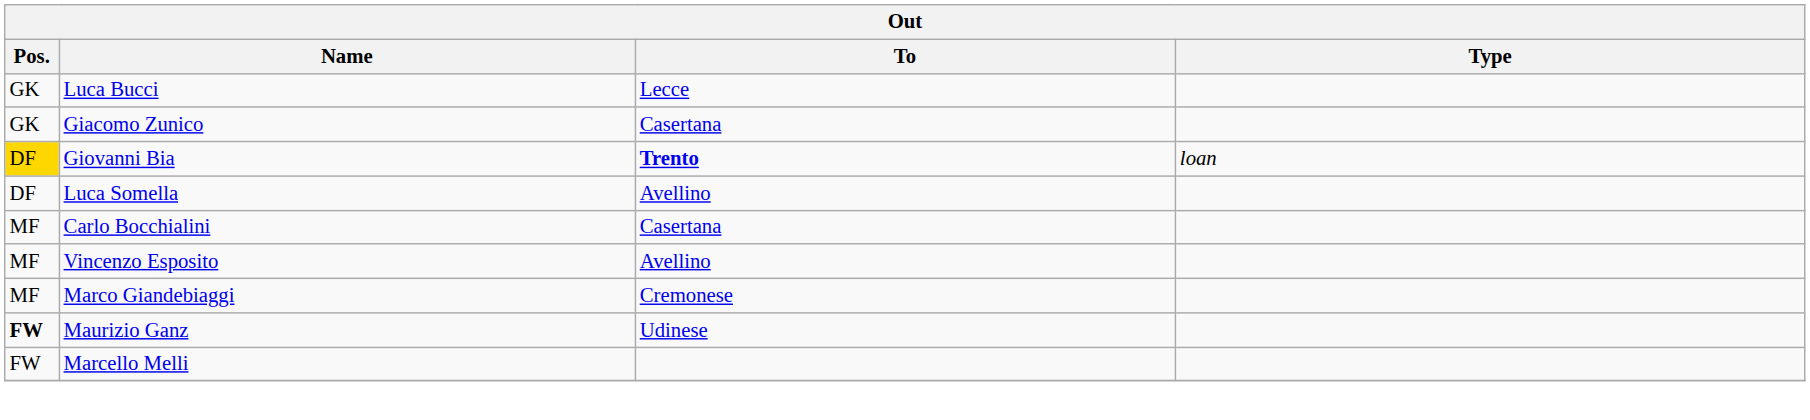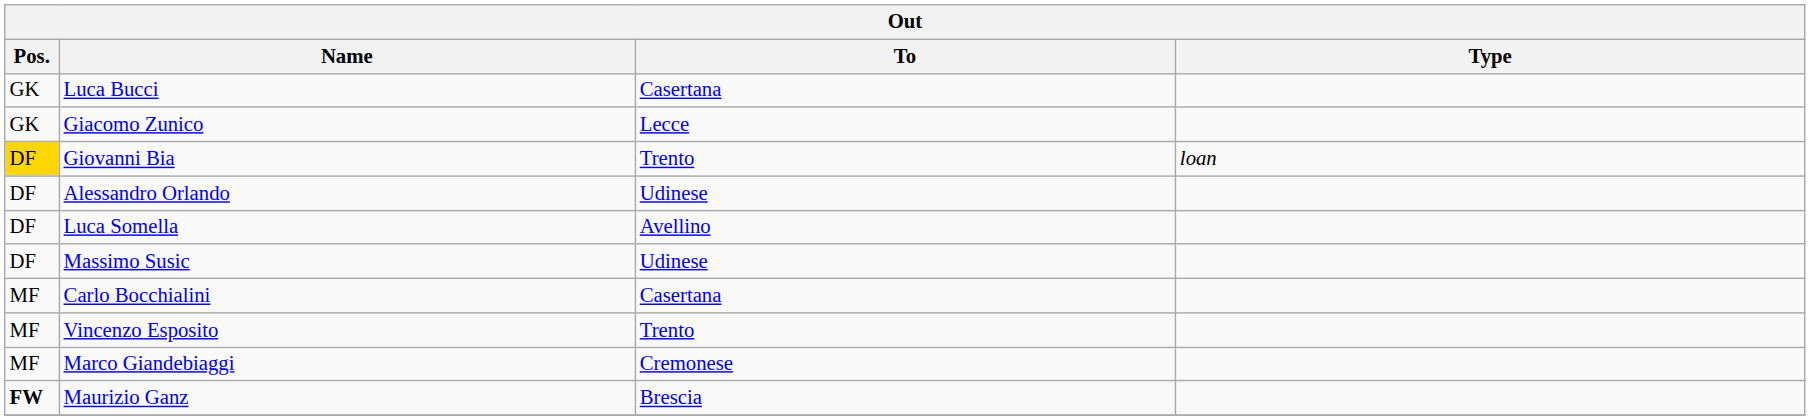(664, 90) Lecce -> (681, 90) Casertana
(681, 124) Casertana -> (664, 124) Lecce
(669, 158) bold -> (667, 158) normal
+ row: (147, 192)
+ row: (127, 261)
(675, 261) Avellino -> (667, 329) Trento
(674, 329) Udinese -> (671, 398) Brescia
- row: (126, 363)
